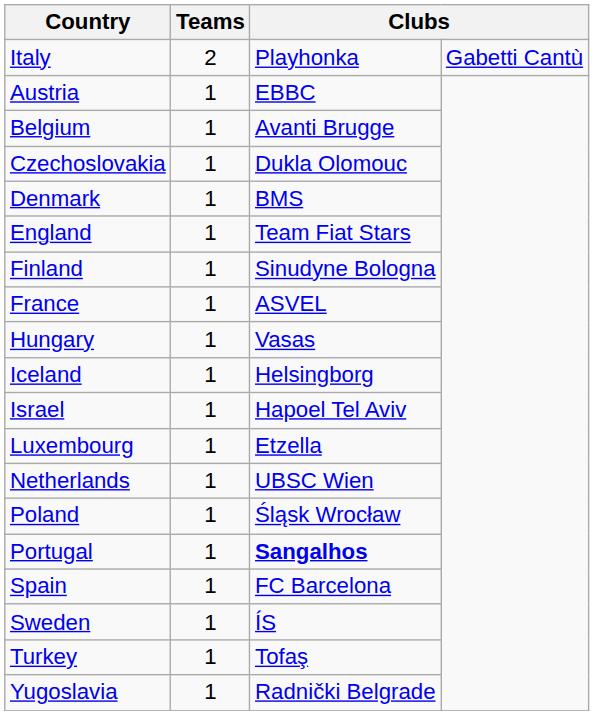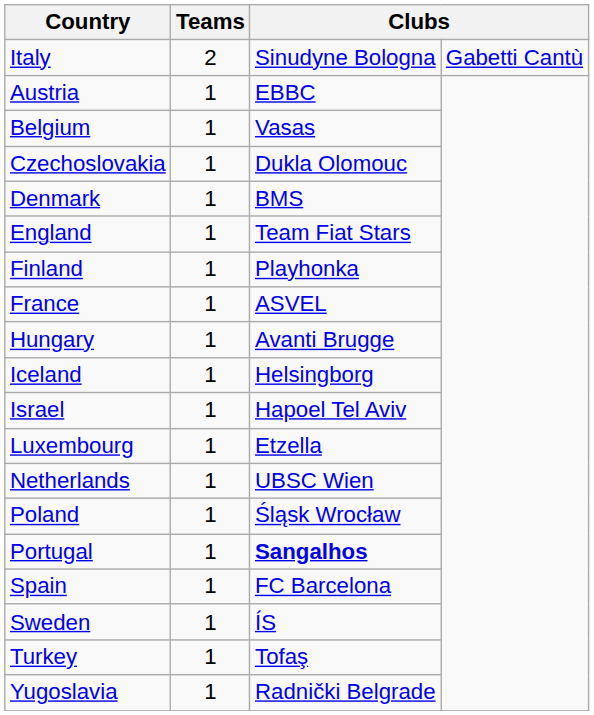(307, 57) Playhonka -> (345, 57) Sinudyne Bologna
(325, 127) Avanti Brugge -> (285, 127) Vasas
(345, 269) Sinudyne Bologna -> (307, 269) Playhonka
(285, 339) Vasas -> (325, 339) Avanti Brugge
